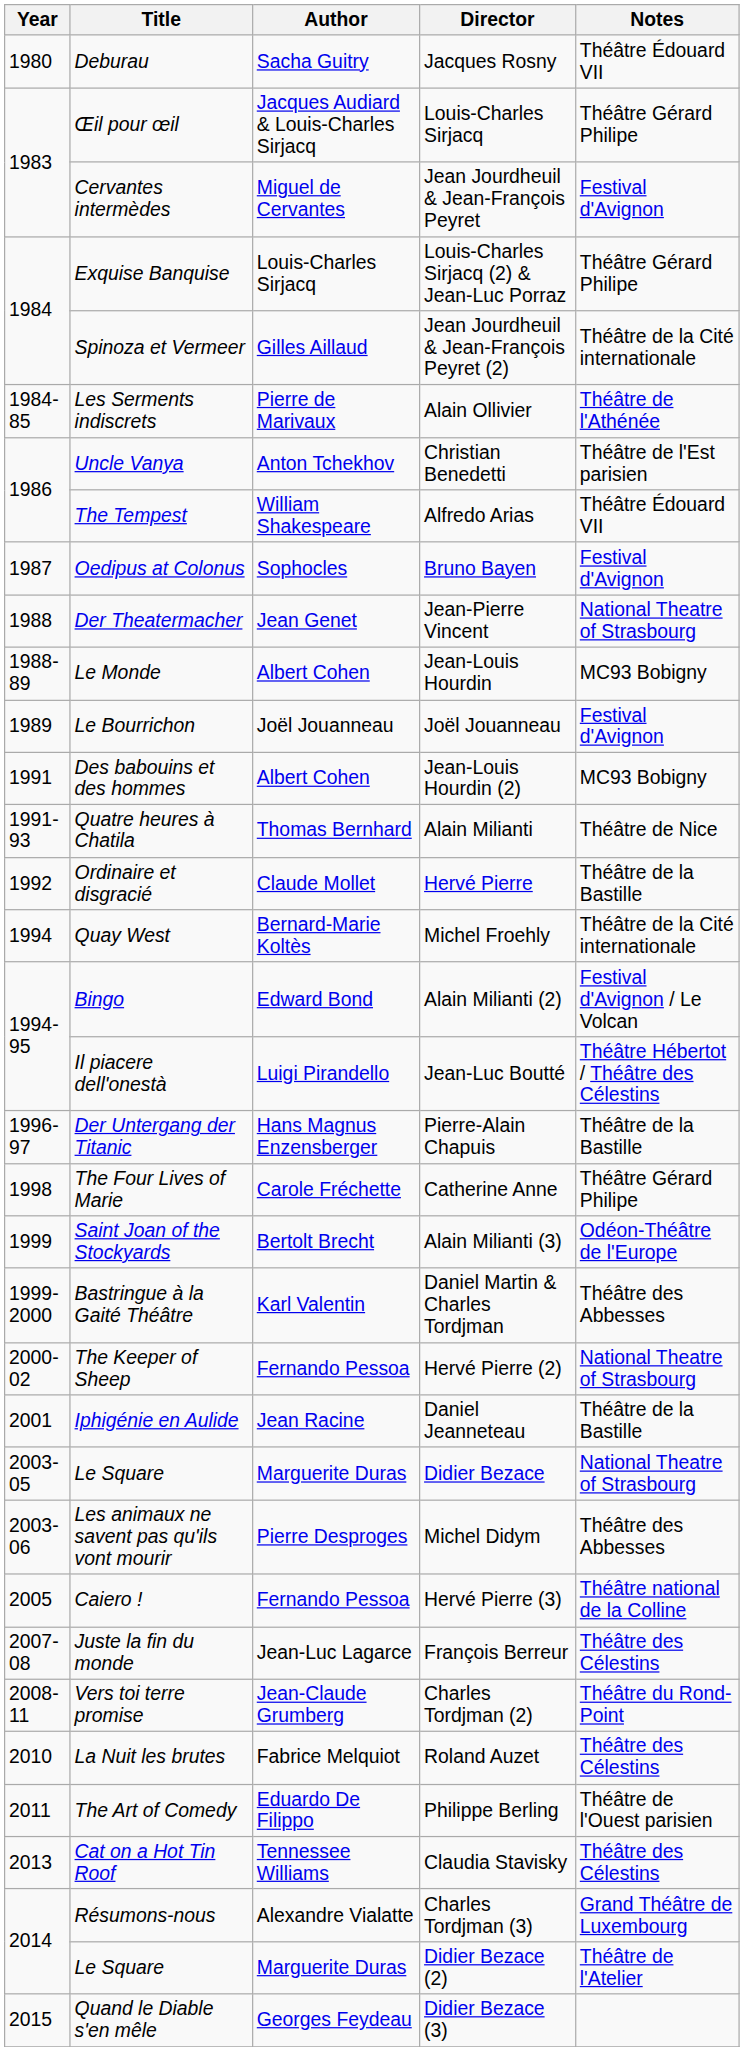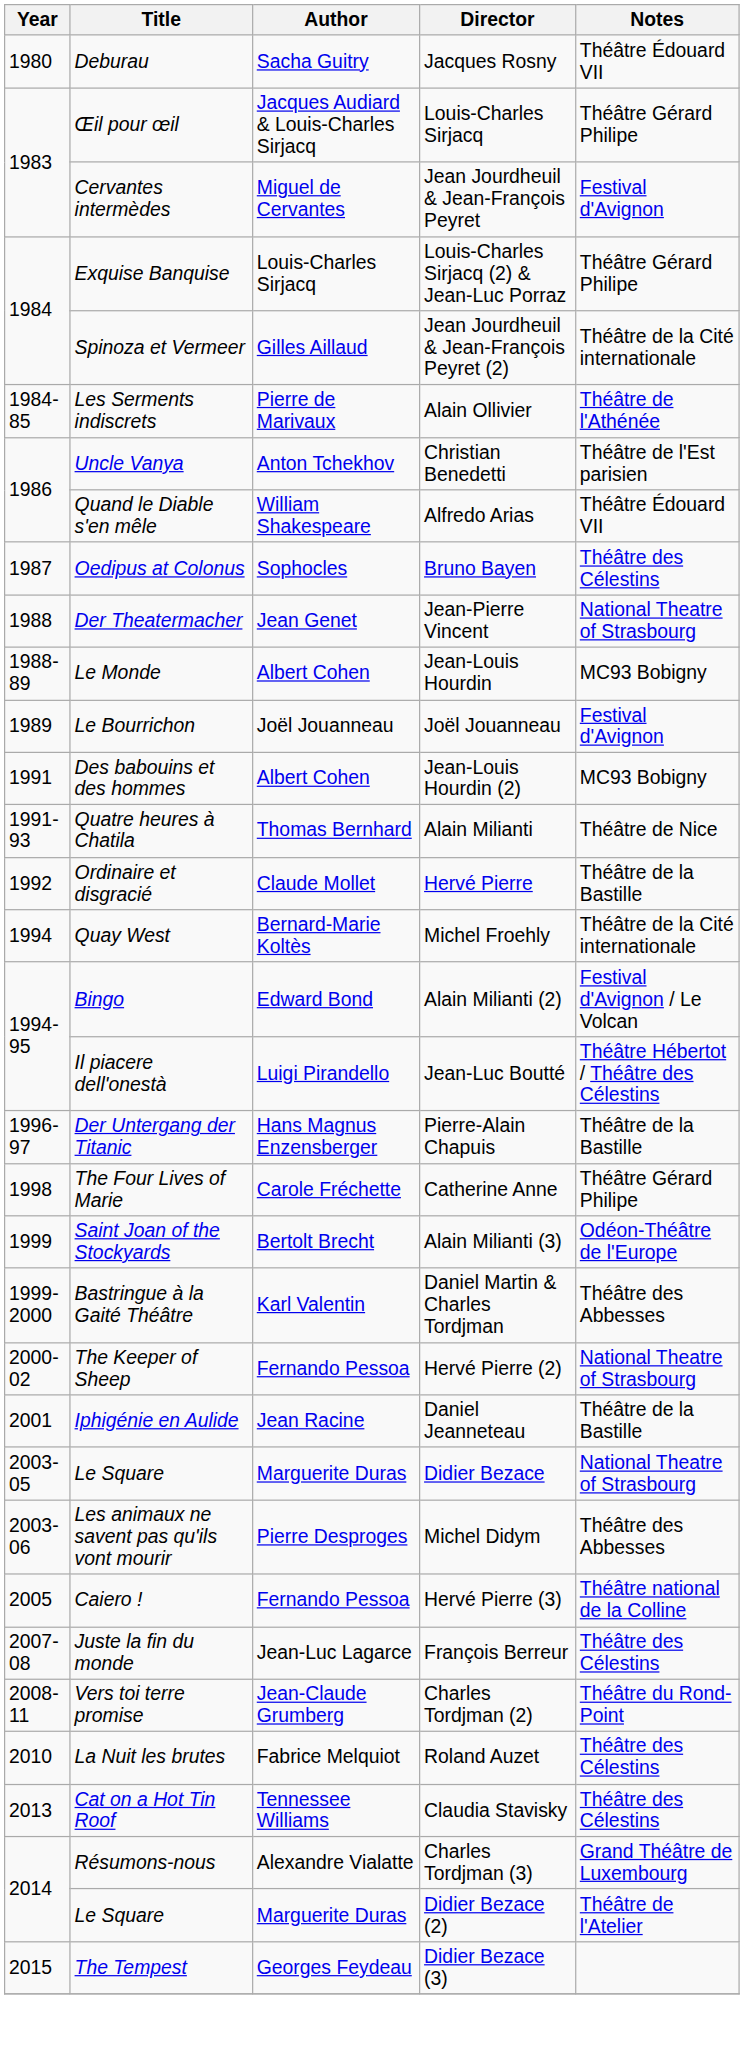(131, 515) The Tempest -> (144, 515) Quand le Diable s'en mêle
(622, 568) Festival d'Avignon -> (631, 568) Théâtre des Célestins
- row: (491, 1810)
(144, 2020) Quand le Diable s'en mêle -> (131, 1967) The Tempest
